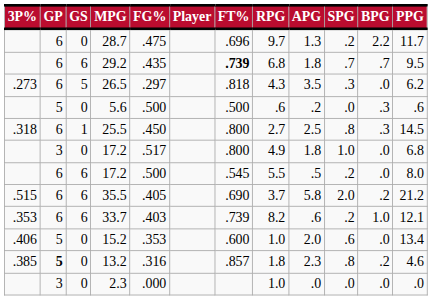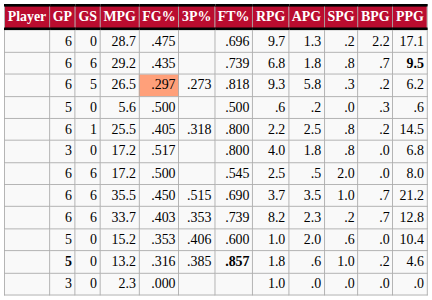columns swapped: (192, 17) <-> (22, 17)
(412, 41) 11.7 -> (412, 41) 17.1
(237, 63) bold -> (237, 63) normal
(349, 63) .7 -> (349, 63) .8
(415, 63) normal -> (415, 63) bold
(154, 85) no background -> (163, 85) lightsalmon background
(277, 85) 4.3 -> (277, 85) 9.3
(312, 85) 3.5 -> (312, 85) 5.8
(384, 85) .0 -> (384, 85) .2
(154, 129) .450 -> (163, 129) .405
(277, 129) 2.7 -> (277, 129) 2.2
(384, 129) .3 -> (384, 129) .2
(277, 151) 4.9 -> (277, 151) 4.0
(346, 151) 1.0 -> (349, 151) .8
(277, 173) 5.5 -> (277, 173) 2.5
(349, 173) .2 -> (346, 173) 2.0
(154, 195) .405 -> (163, 195) .450
(312, 195) 5.8 -> (312, 195) 3.5
(346, 195) 2.0 -> (346, 195) 1.0
(384, 195) .2 -> (384, 195) .7
(316, 217) .6 -> (312, 217) 2.3
(381, 217) 1.0 -> (384, 217) .7
(412, 217) 12.1 -> (412, 217) 12.8
(412, 239) 13.4 -> (412, 239) 10.4
(237, 261) normal -> (237, 261) bold
(312, 261) 2.3 -> (316, 261) .6
(349, 261) .8 -> (346, 261) 1.0
